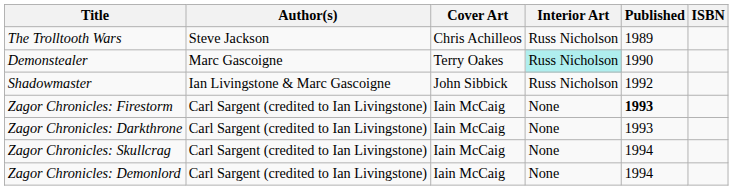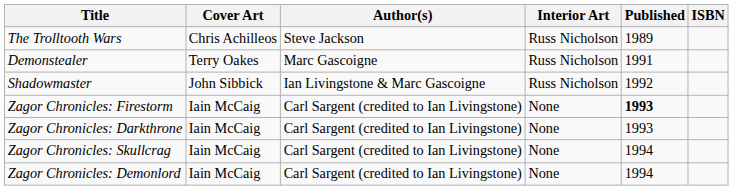columns swapped: (308, 15) <-> (478, 15)
(573, 60) paleturquoise background -> (573, 60) no background
(639, 60) 1990 -> (639, 60) 1991
